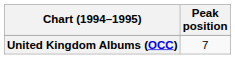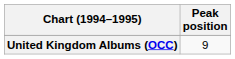(205, 44) 7 -> (205, 44) 9
